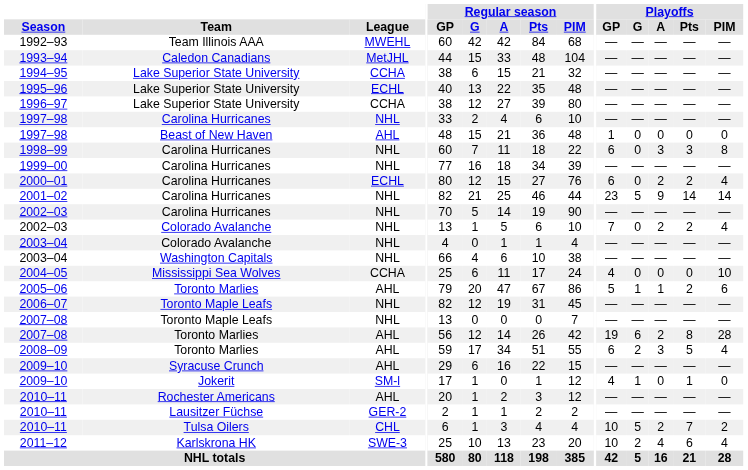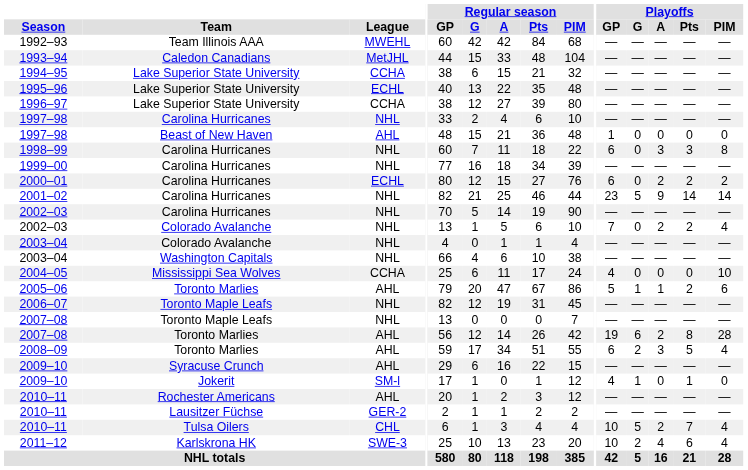(725, 181) 4 -> (725, 181) 2
(725, 427) 2 -> (725, 427) 4
